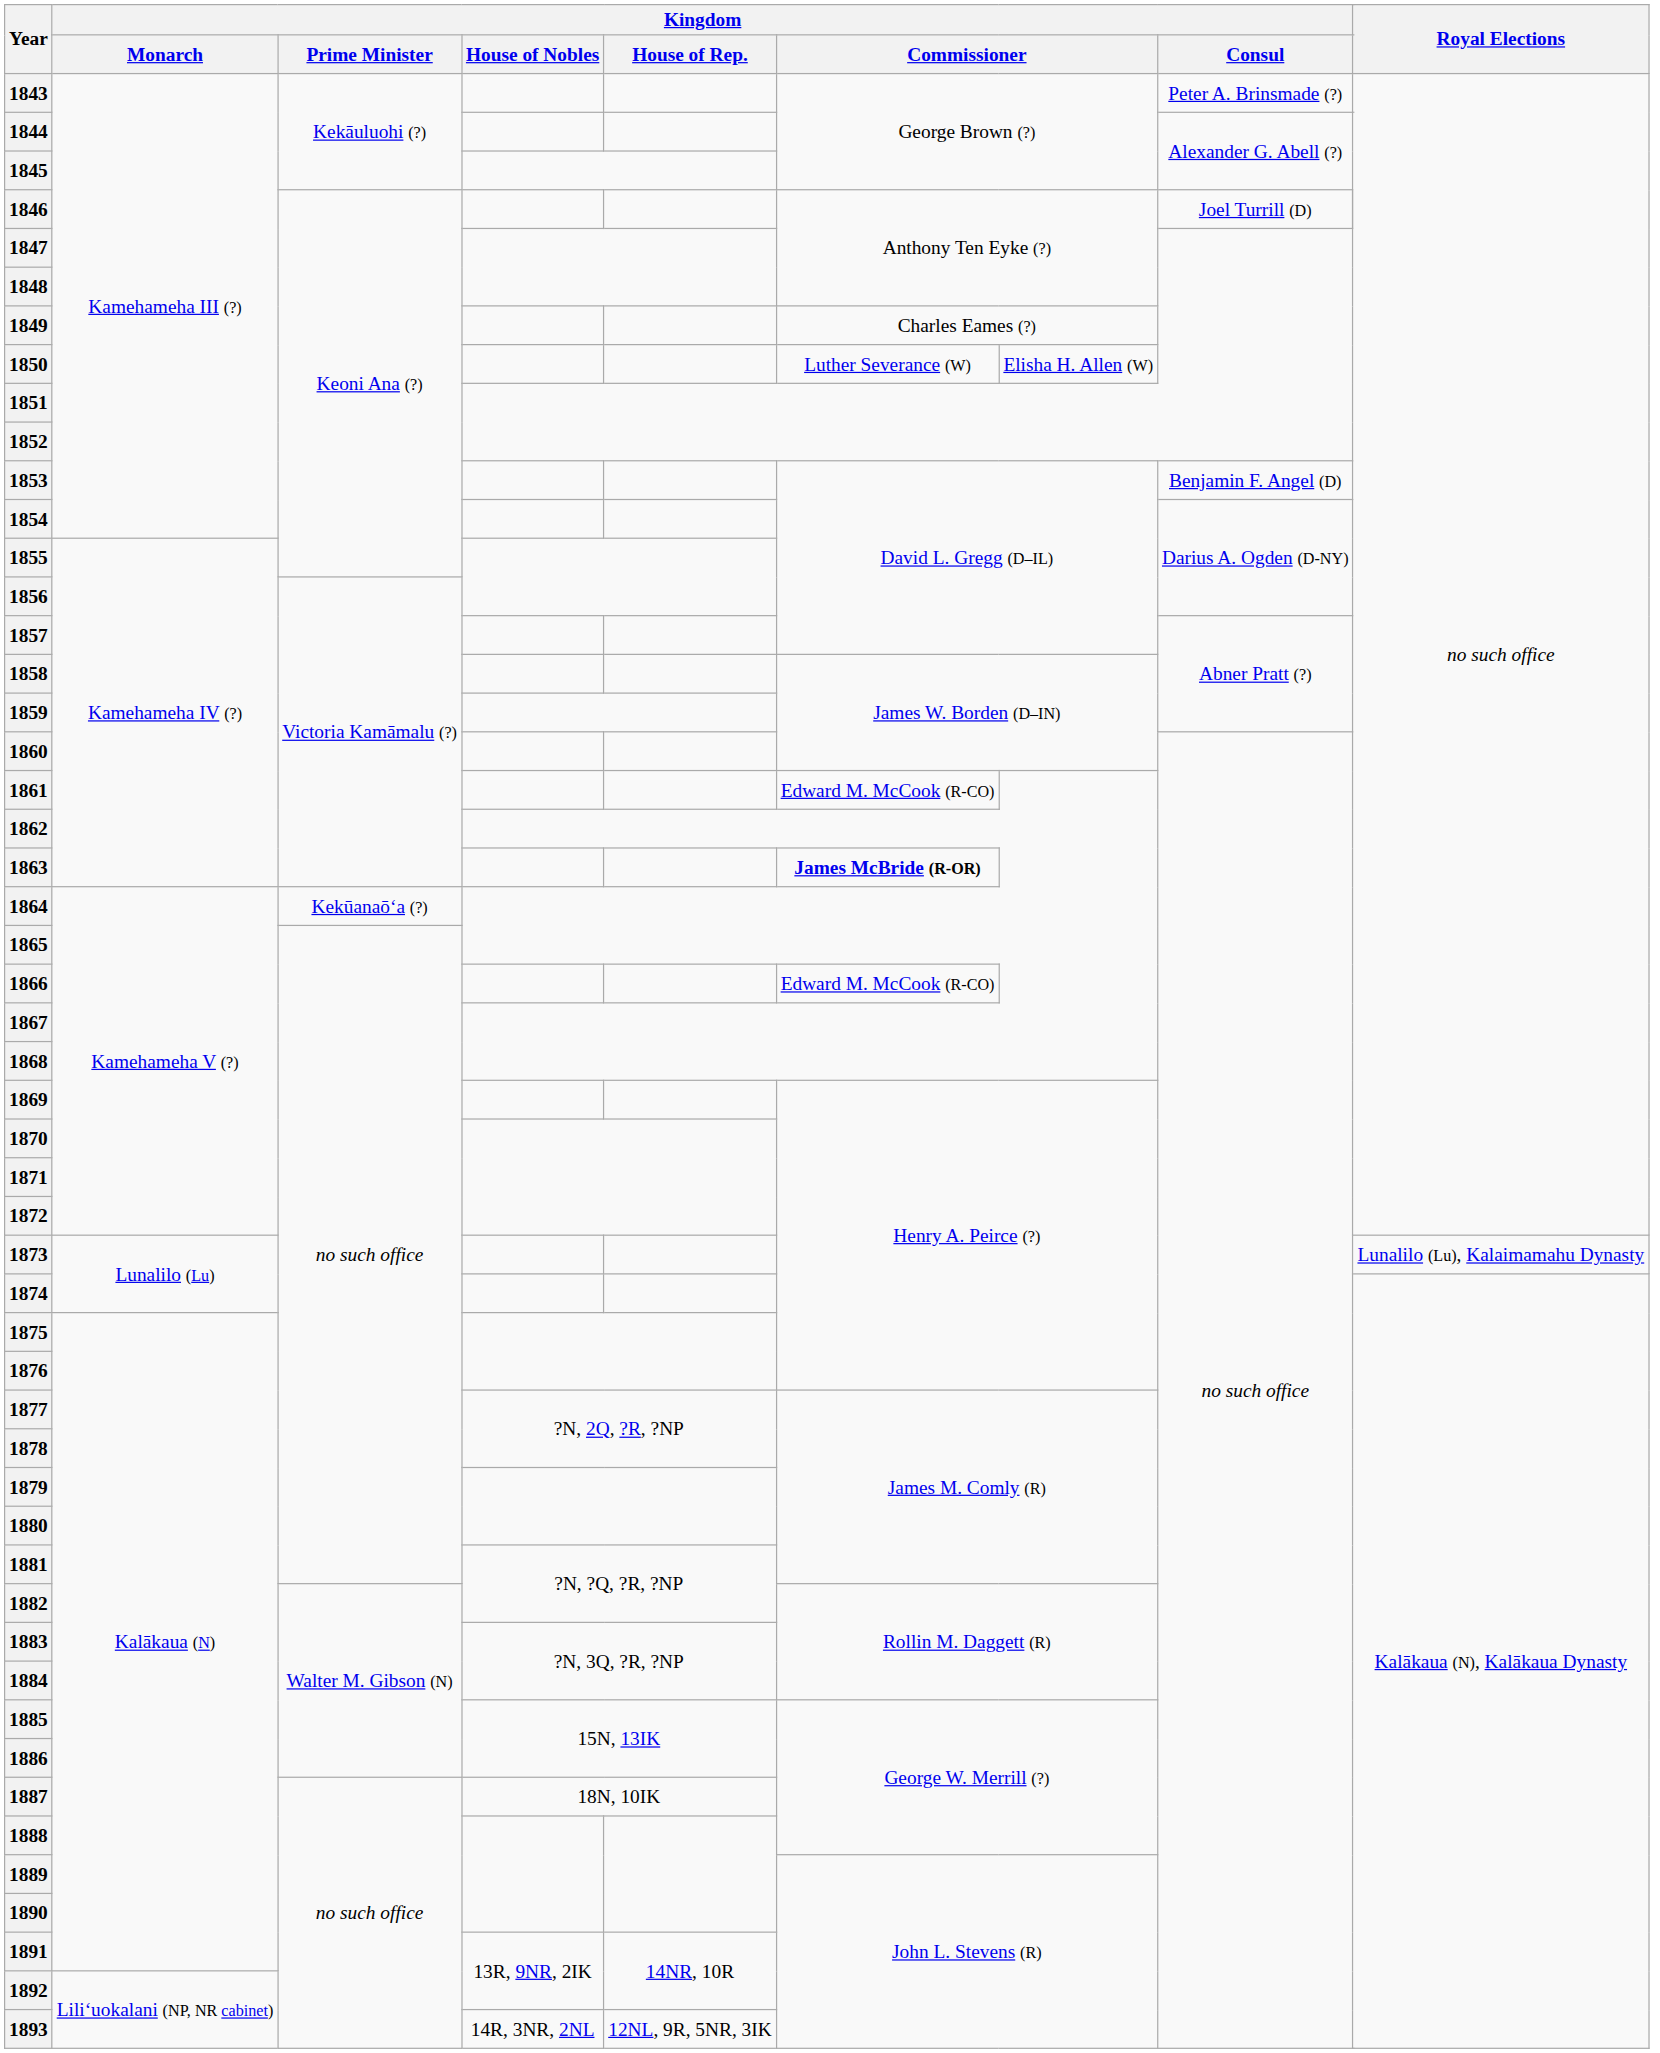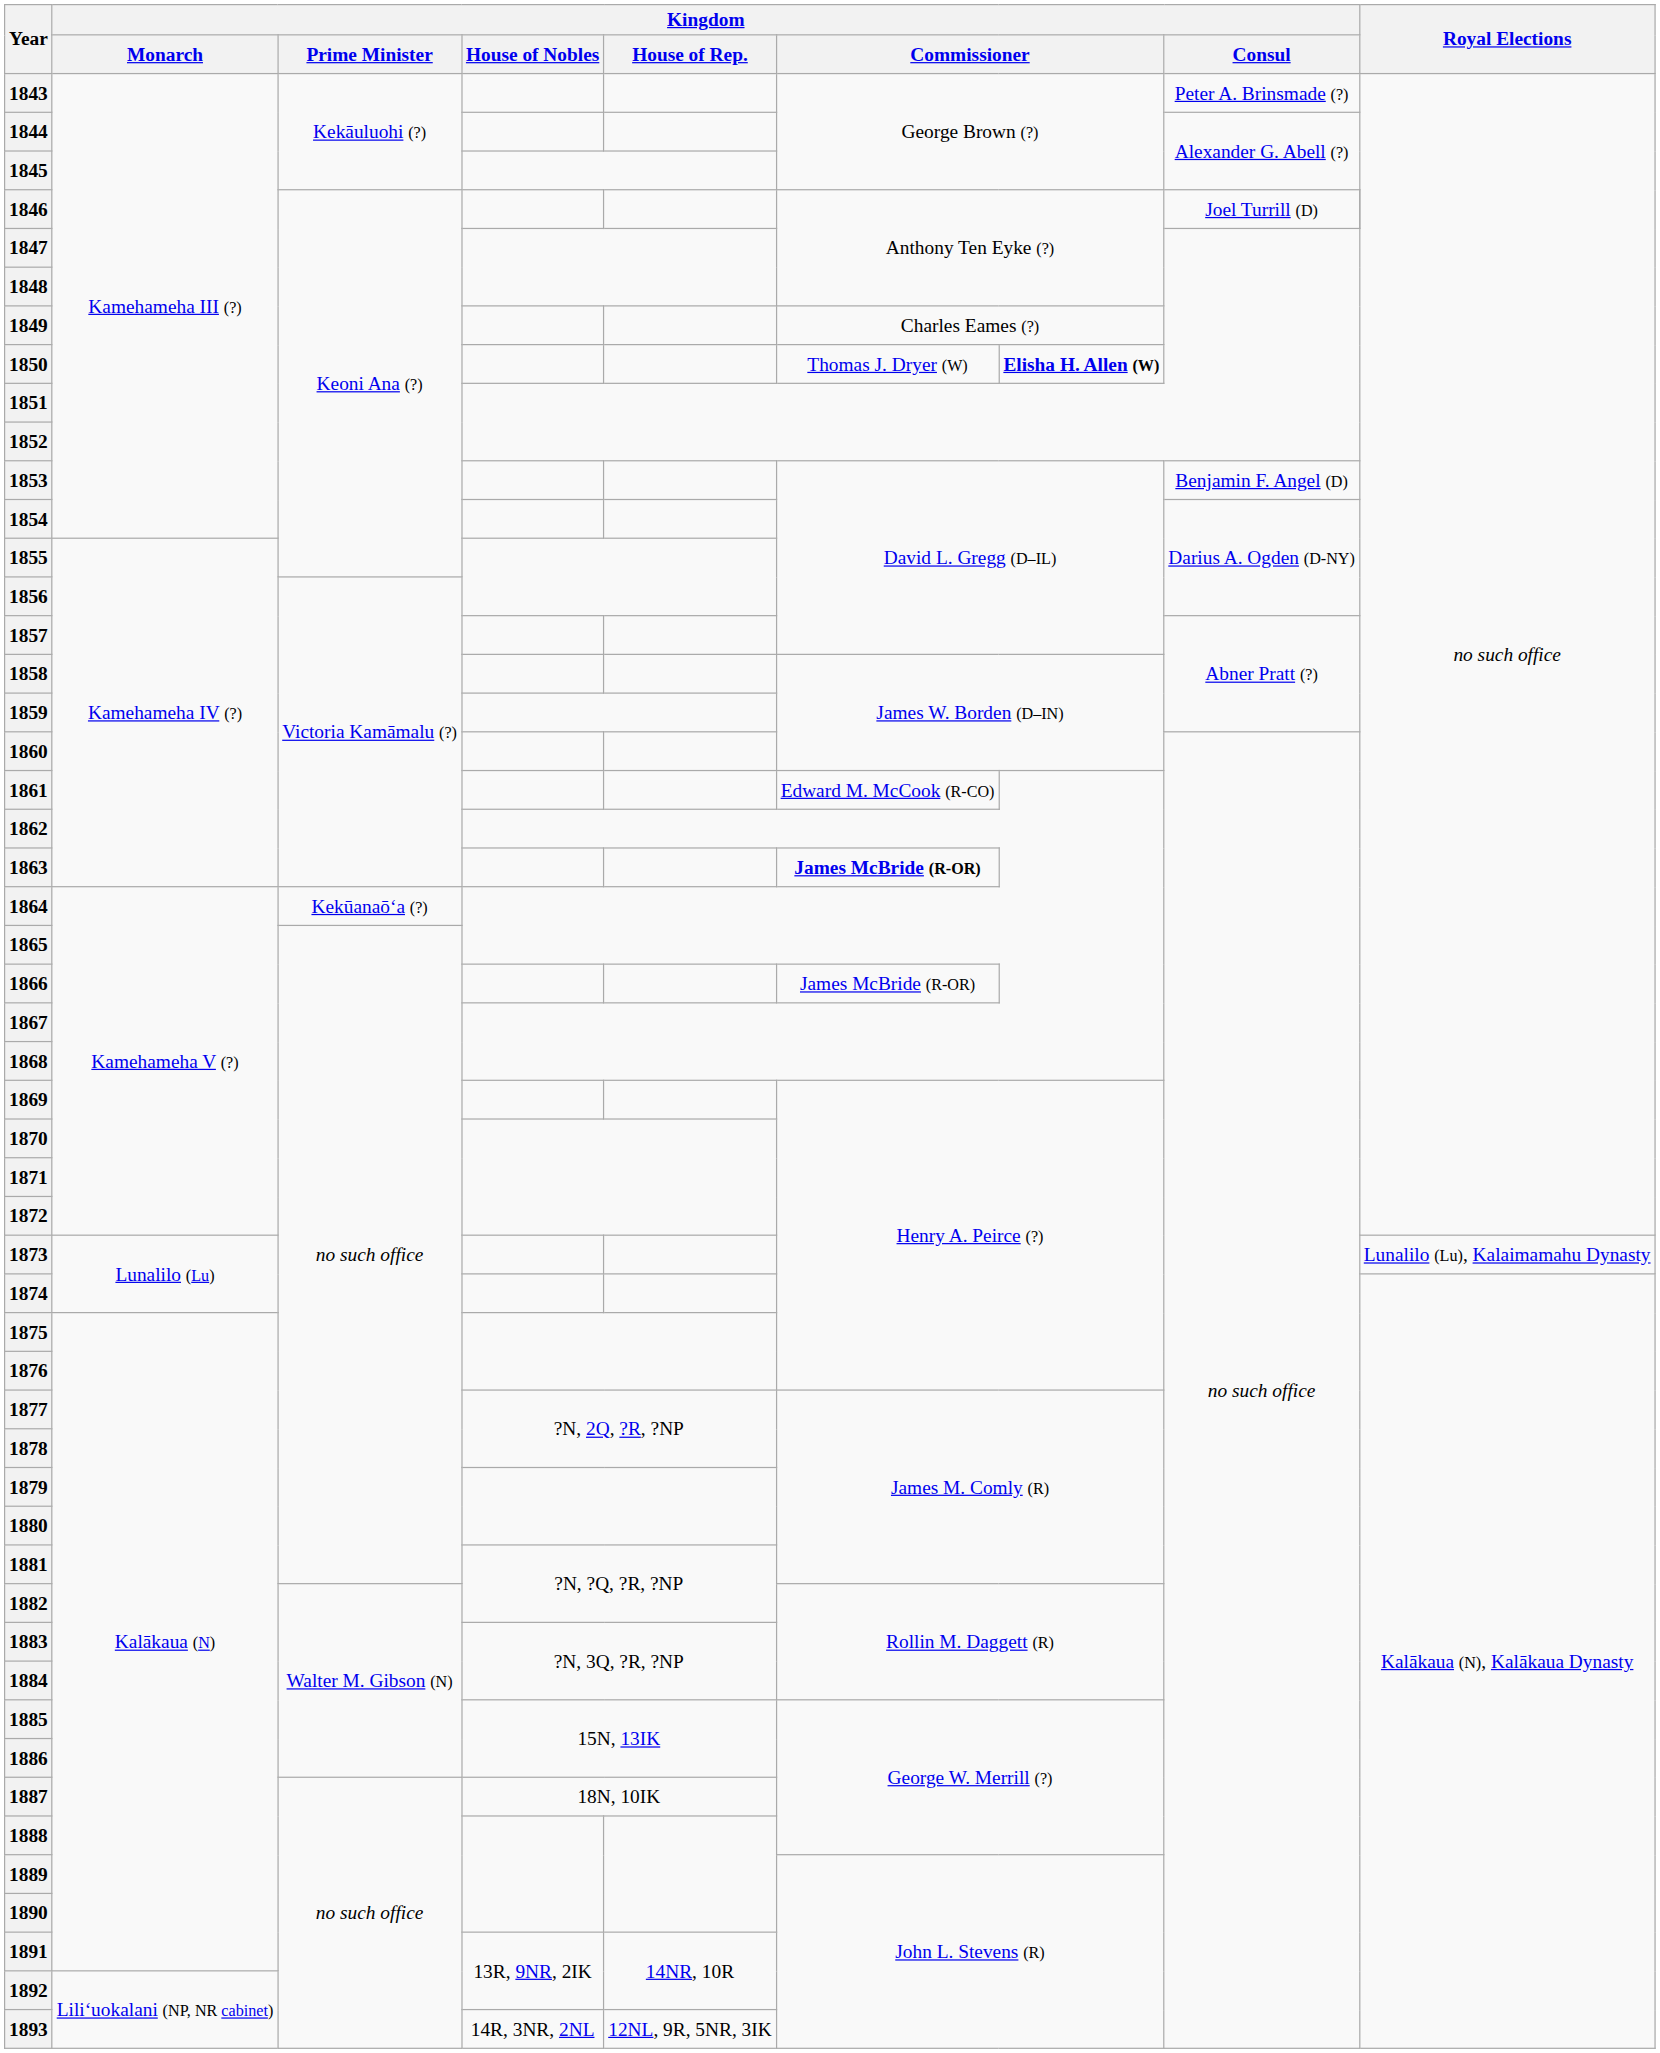(888, 364) Luther Severance (W) -> (888, 364) Thomas J. Dryer (W)
(1078, 364) normal -> (1081, 364) bold
(888, 983) Edward M. McCook (R-CO) -> (888, 983) James McBride (R-OR)
